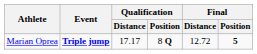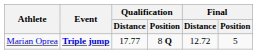(130, 42) 17.17 -> (130, 42) 17.77
(235, 42) bold -> (235, 42) normal
